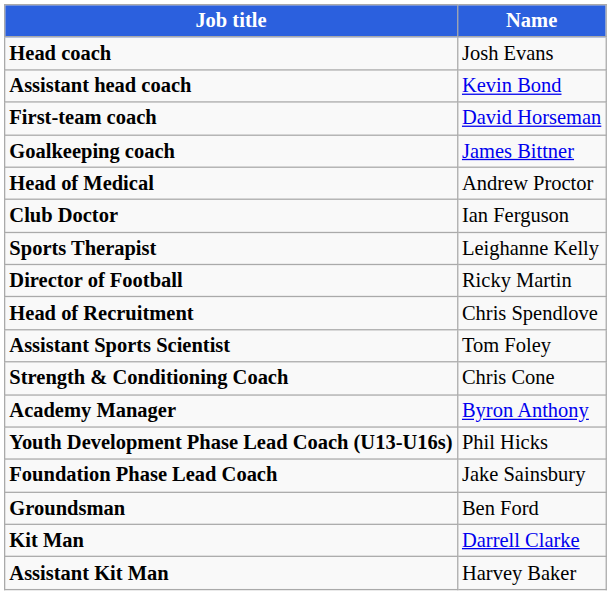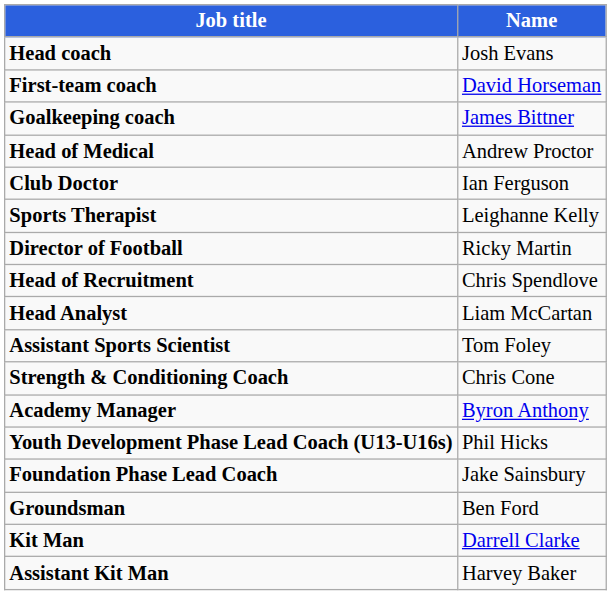- row: (100, 85)
+ row: (68, 313)
